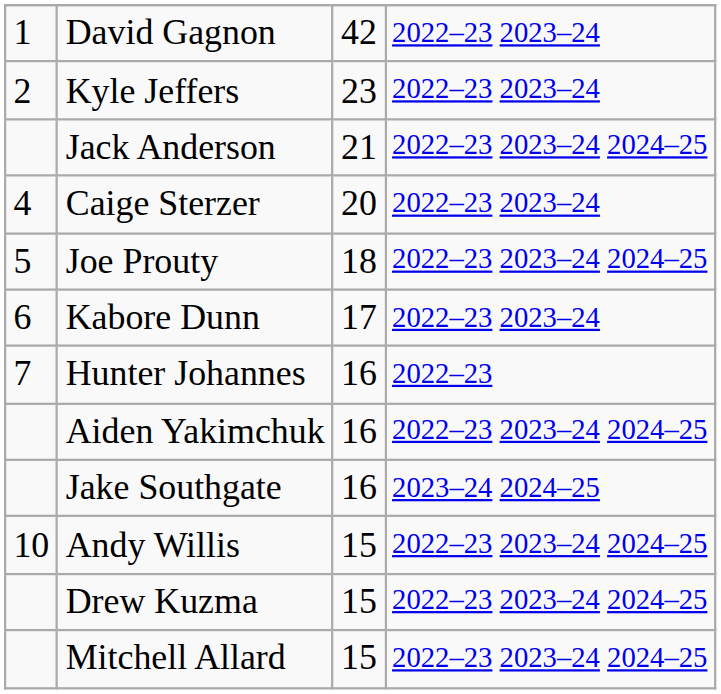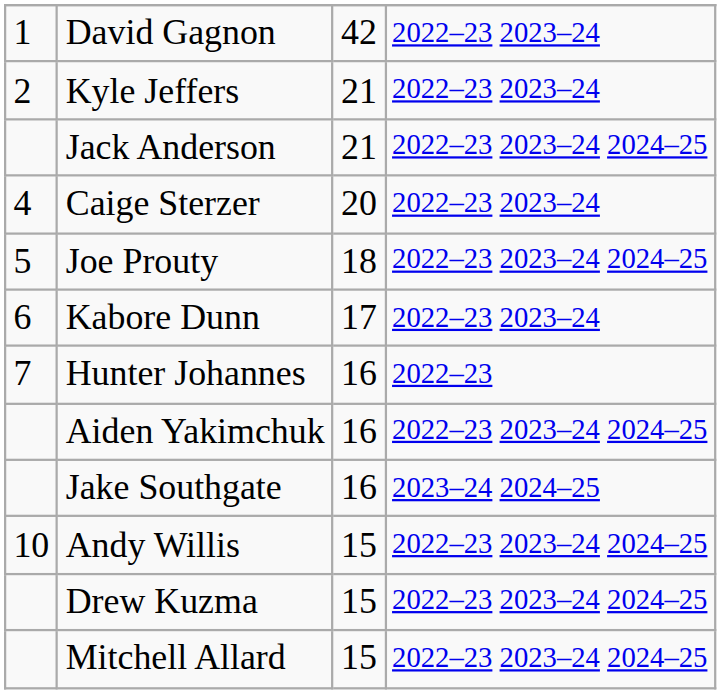(359, 89) 23 -> (359, 89) 21
